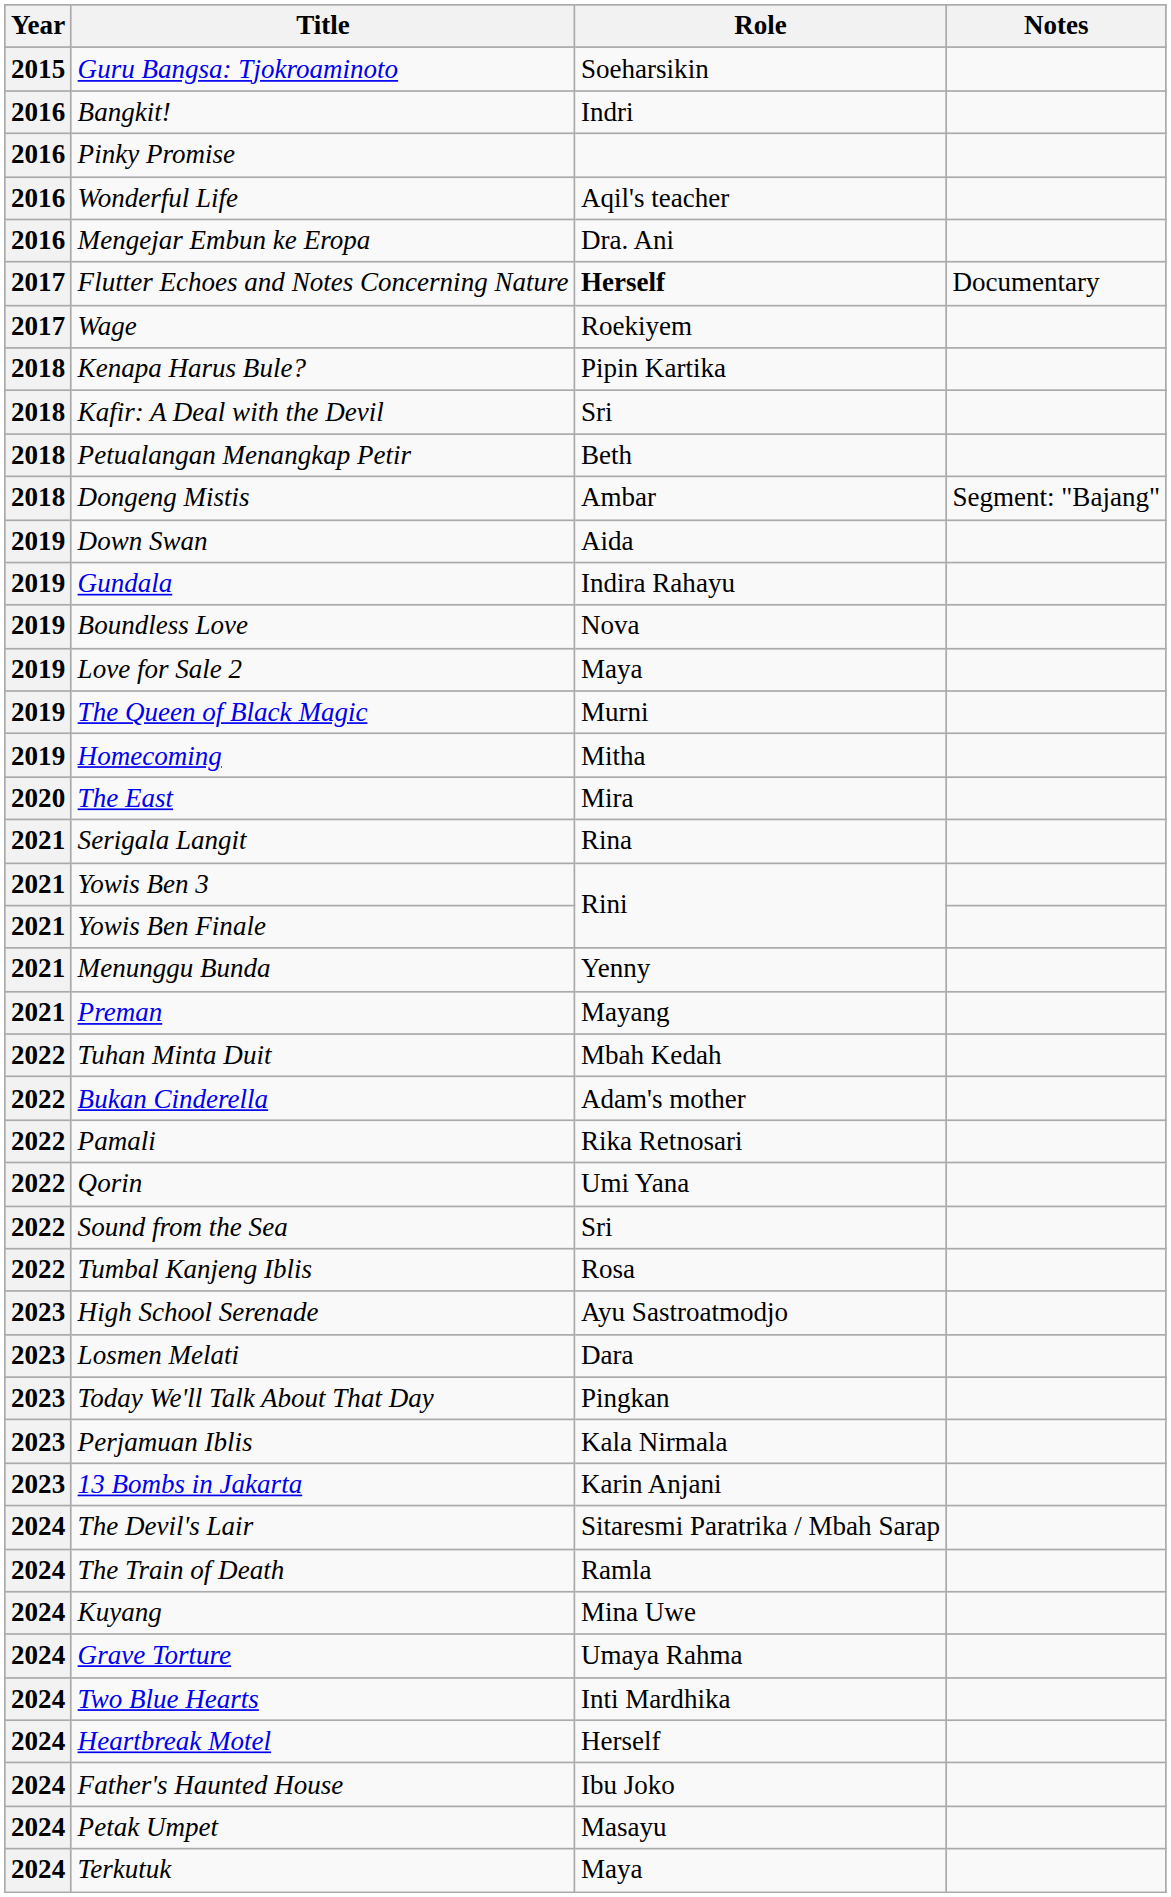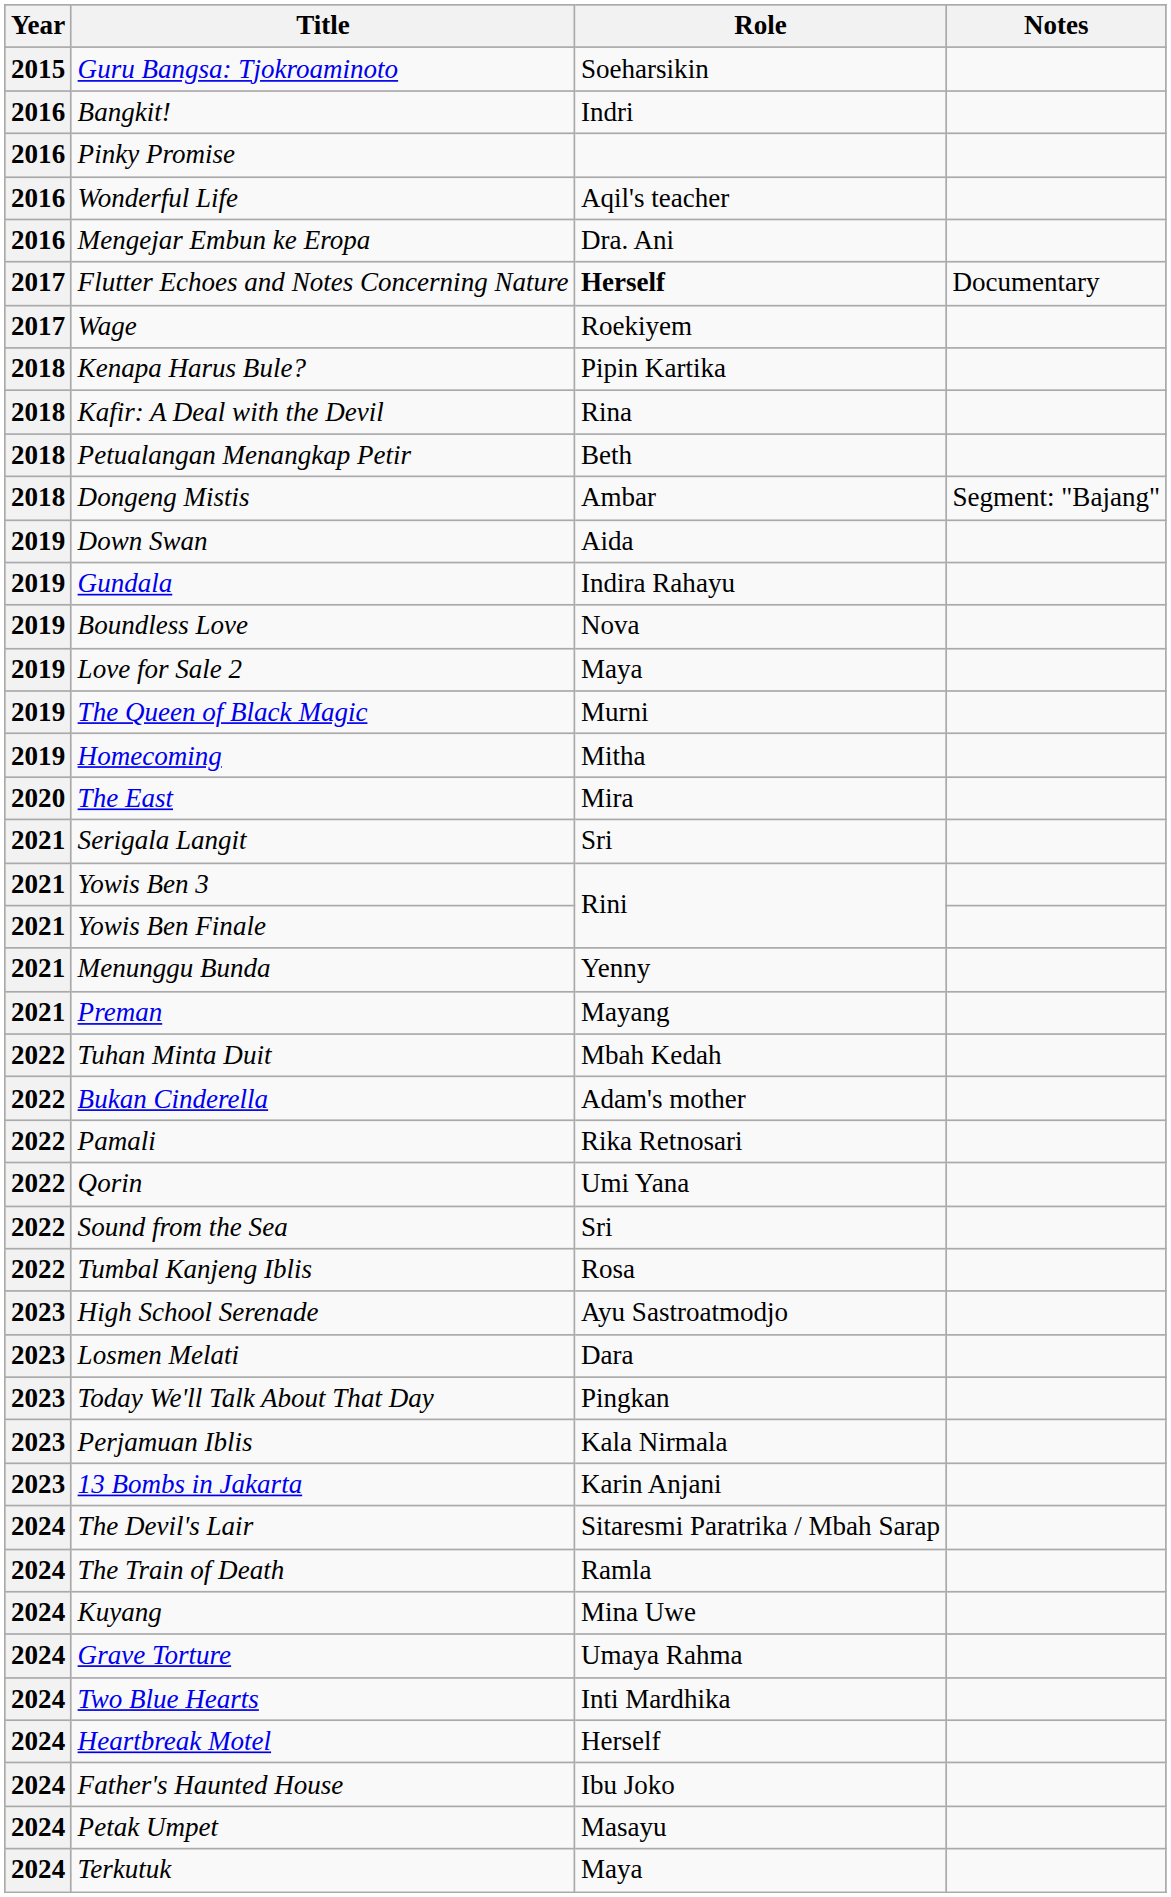(597, 411) Sri -> (607, 411) Rina
(607, 840) Rina -> (597, 840) Sri
